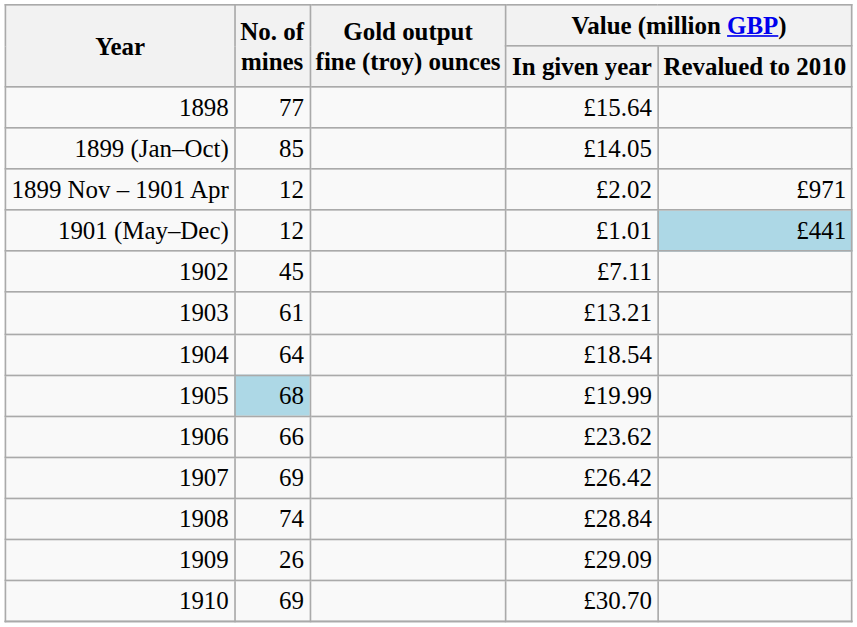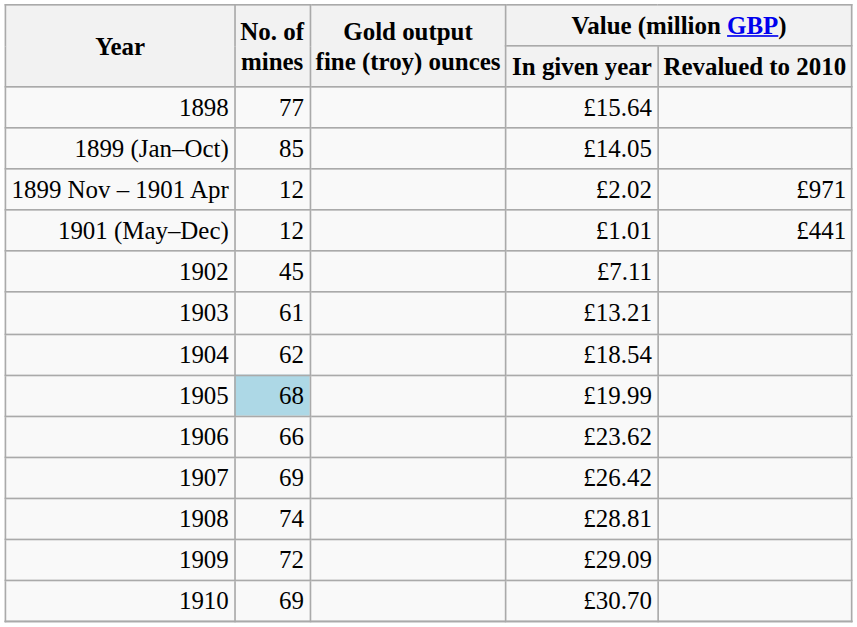(821, 230) lightblue background -> (821, 230) no background
(292, 353) 64 -> (292, 353) 62
(618, 518) £28.84 -> (618, 518) £28.81
(292, 559) 26 -> (292, 559) 72
